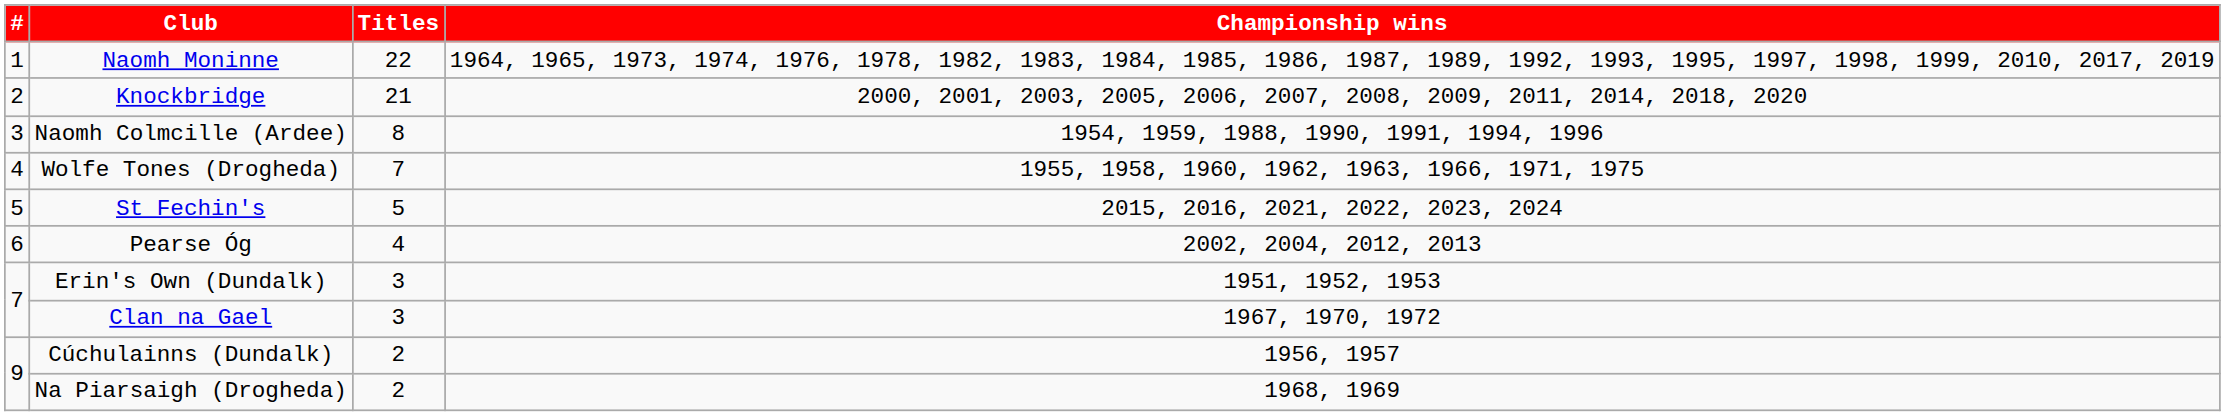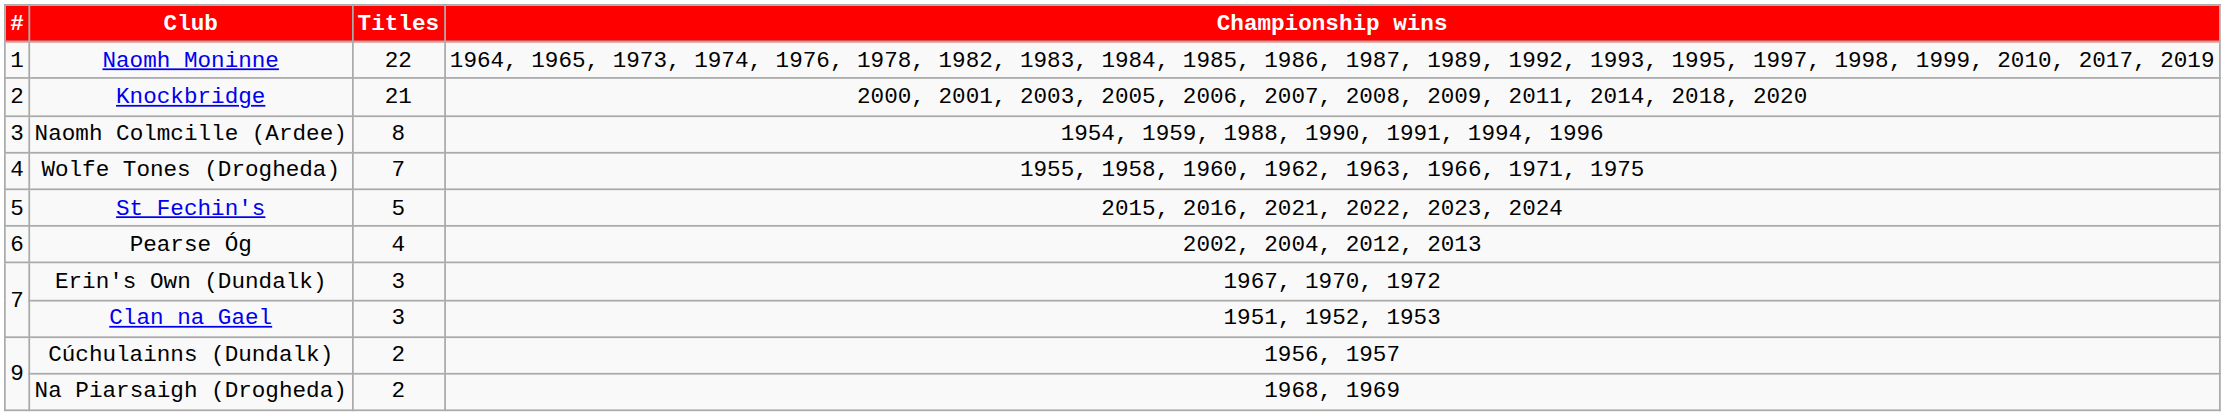(1332, 281) 1951, 1952, 1953 -> (1332, 281) 1967, 1970, 1972
(1332, 318) 1967, 1970, 1972 -> (1332, 318) 1951, 1952, 1953
